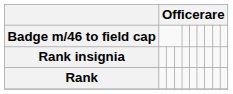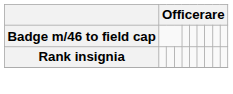- row: (82, 78)
